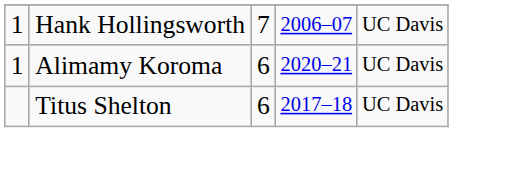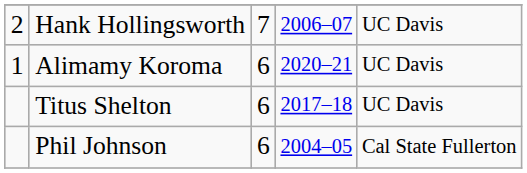(17, 24) 1 -> (17, 24) 2
+ row: (101, 146)
